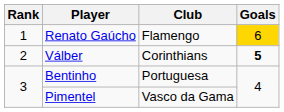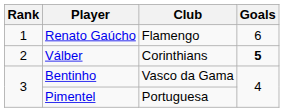(258, 35) gold background -> (258, 35) no background
(175, 76) Portuguesa -> (188, 76) Vasco da Gama
(188, 96) Vasco da Gama -> (175, 96) Portuguesa
